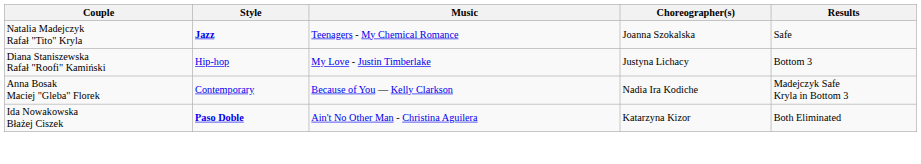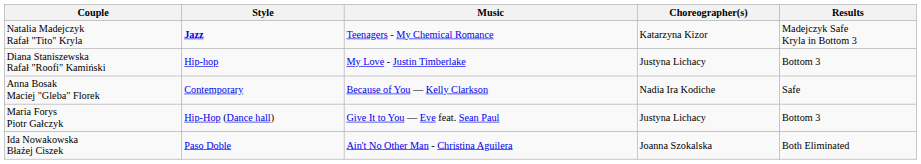(659, 34) Joanna Szokalska -> (674, 34) Katarzyna Kizor
(783, 34) Safe -> (819, 34) Madejczyk Safe Kryla in Bottom 3
(811, 90) Madejczyk Safe Kryla in Bottom 3 -> (791, 90) Safe
+ row: (35, 117)
(219, 117) bold -> (208, 145) normal
(656, 117) Katarzyna Kizor -> (676, 145) Joanna Szokalska
